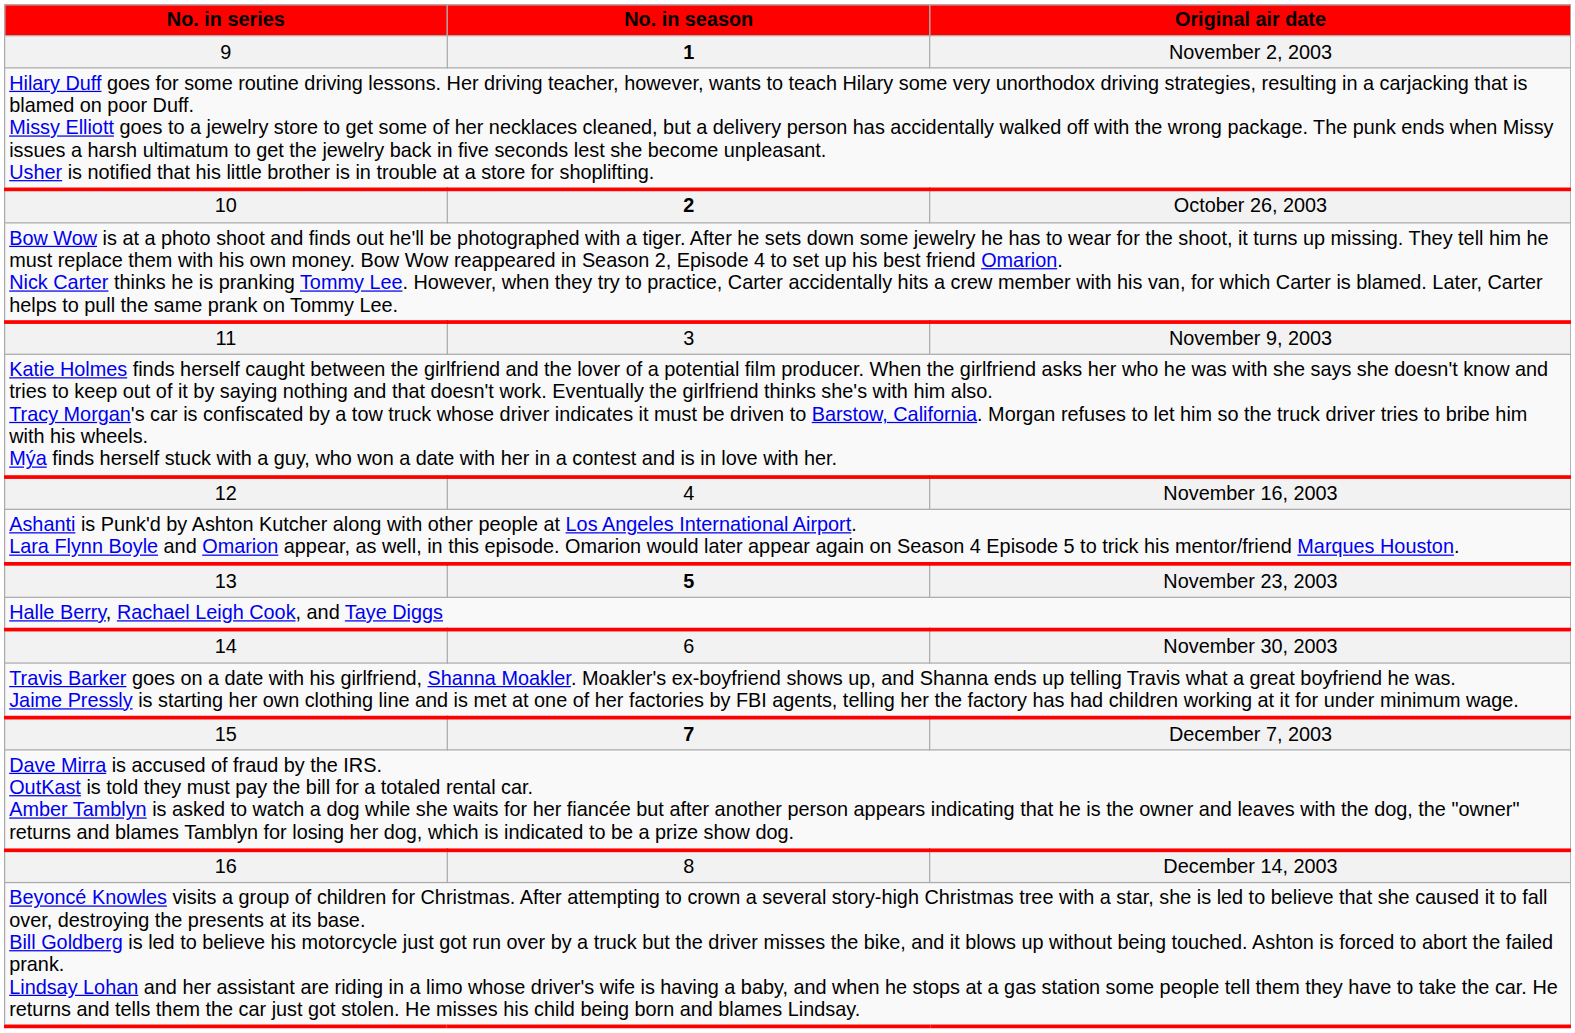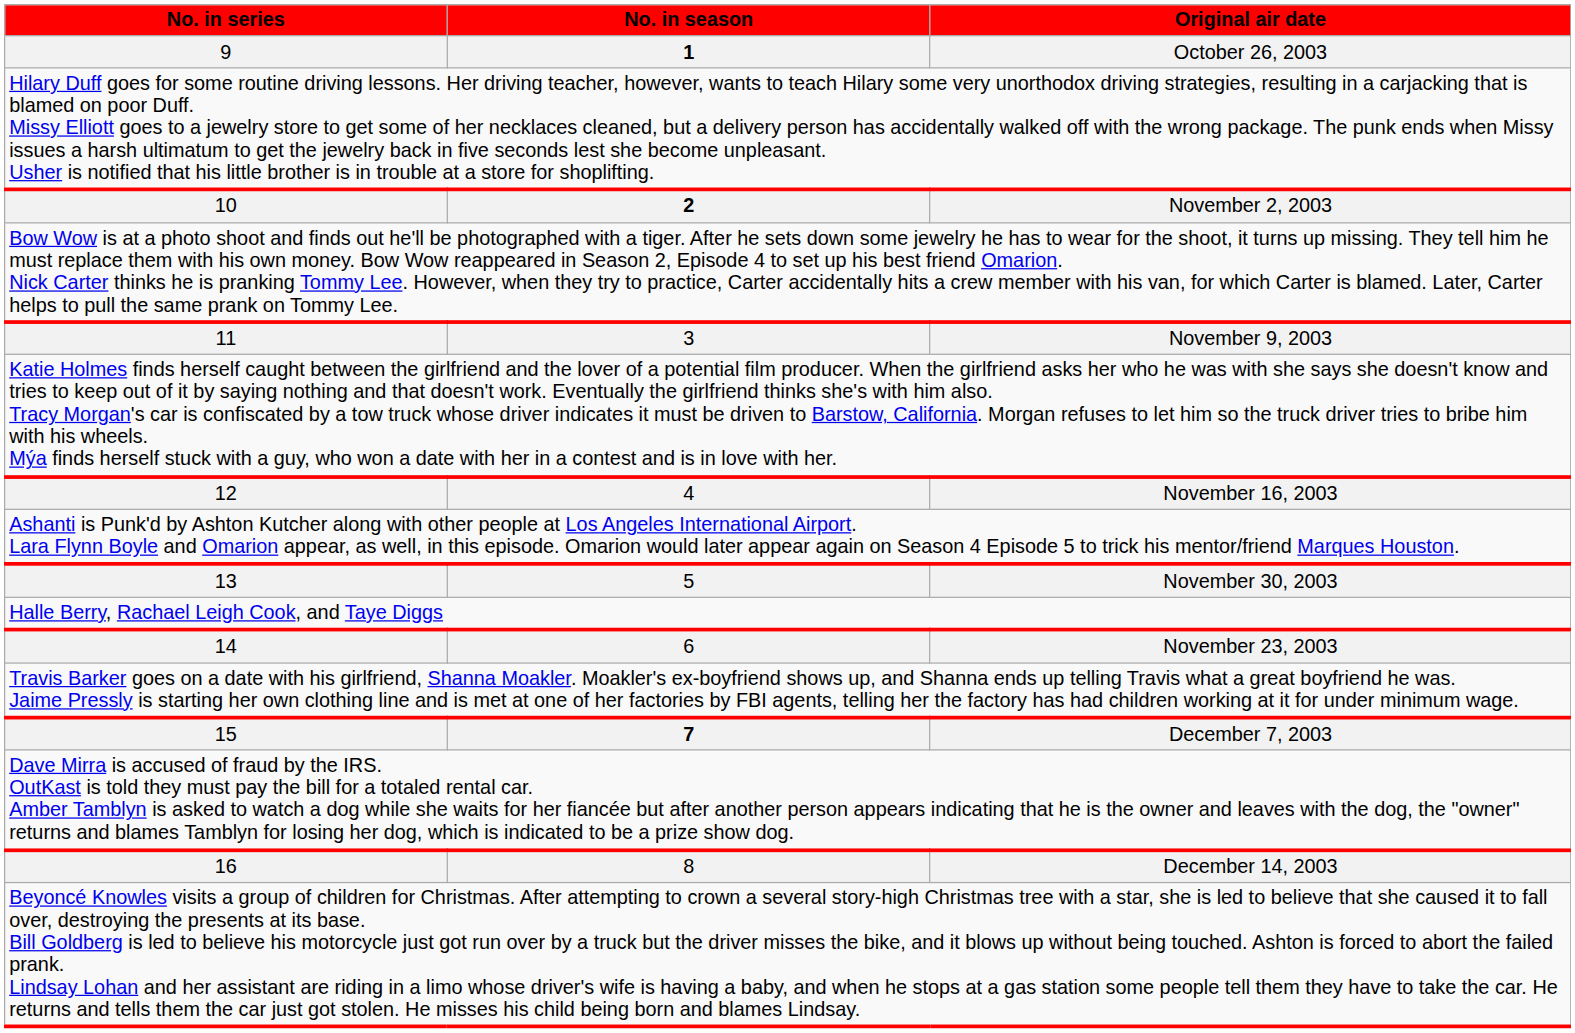(1251, 51) November 2, 2003 -> (1251, 51) October 26, 2003
(1251, 206) October 26, 2003 -> (1251, 206) November 2, 2003
(689, 581) bold -> (689, 581) normal
(1250, 581) November 23, 2003 -> (1250, 581) November 30, 2003
(1250, 646) November 30, 2003 -> (1250, 646) November 23, 2003
